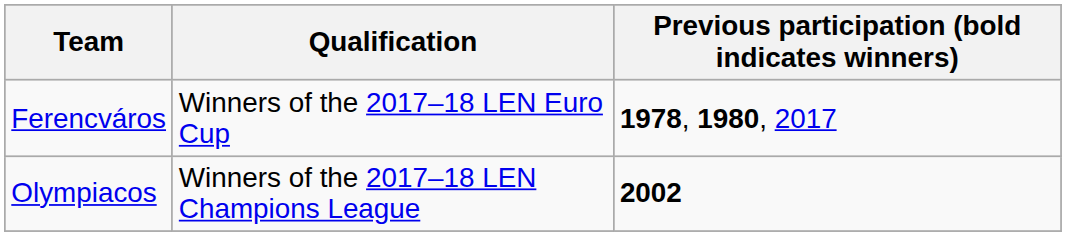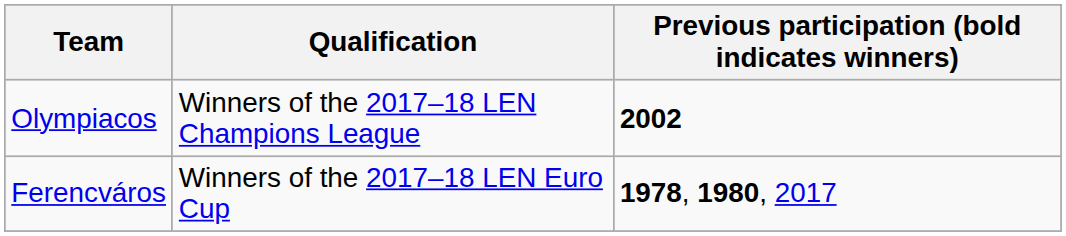rows swapped: (84, 193) <-> (89, 117)
